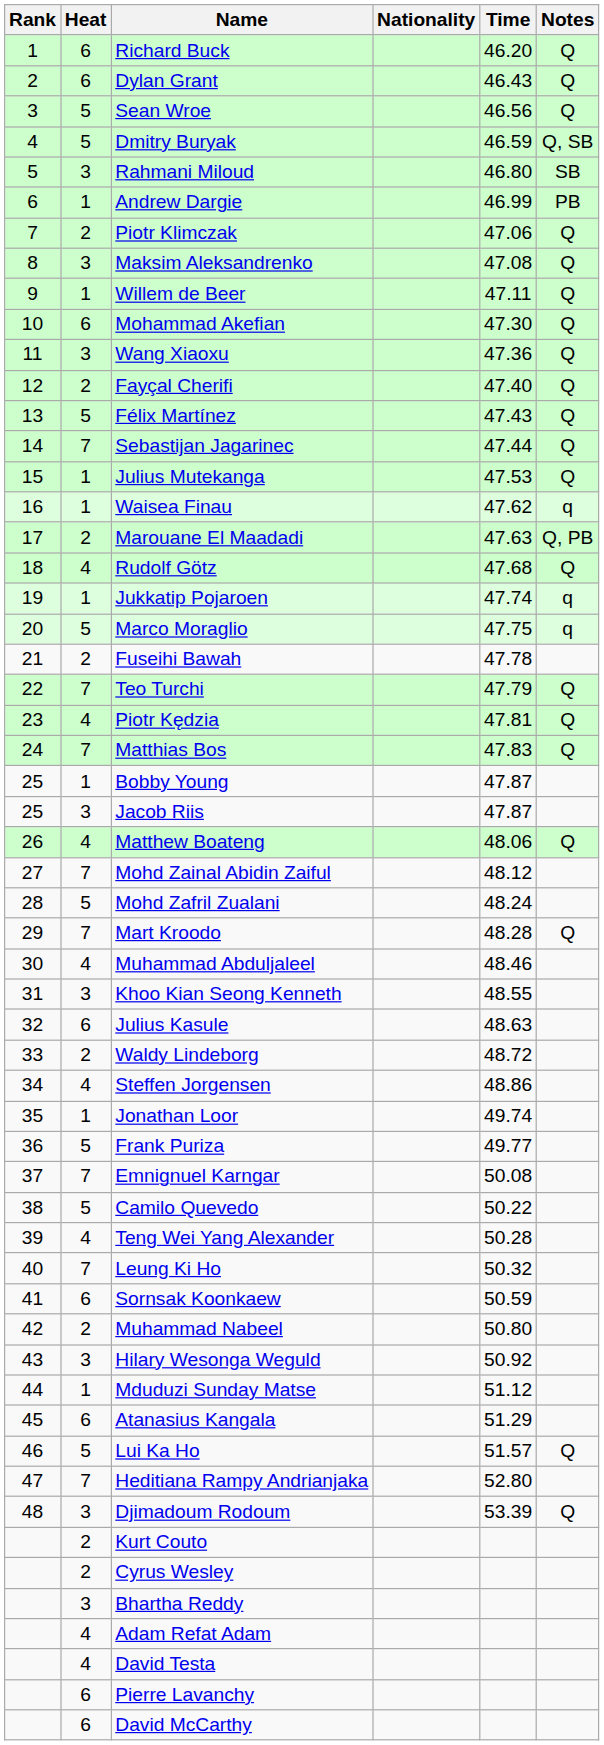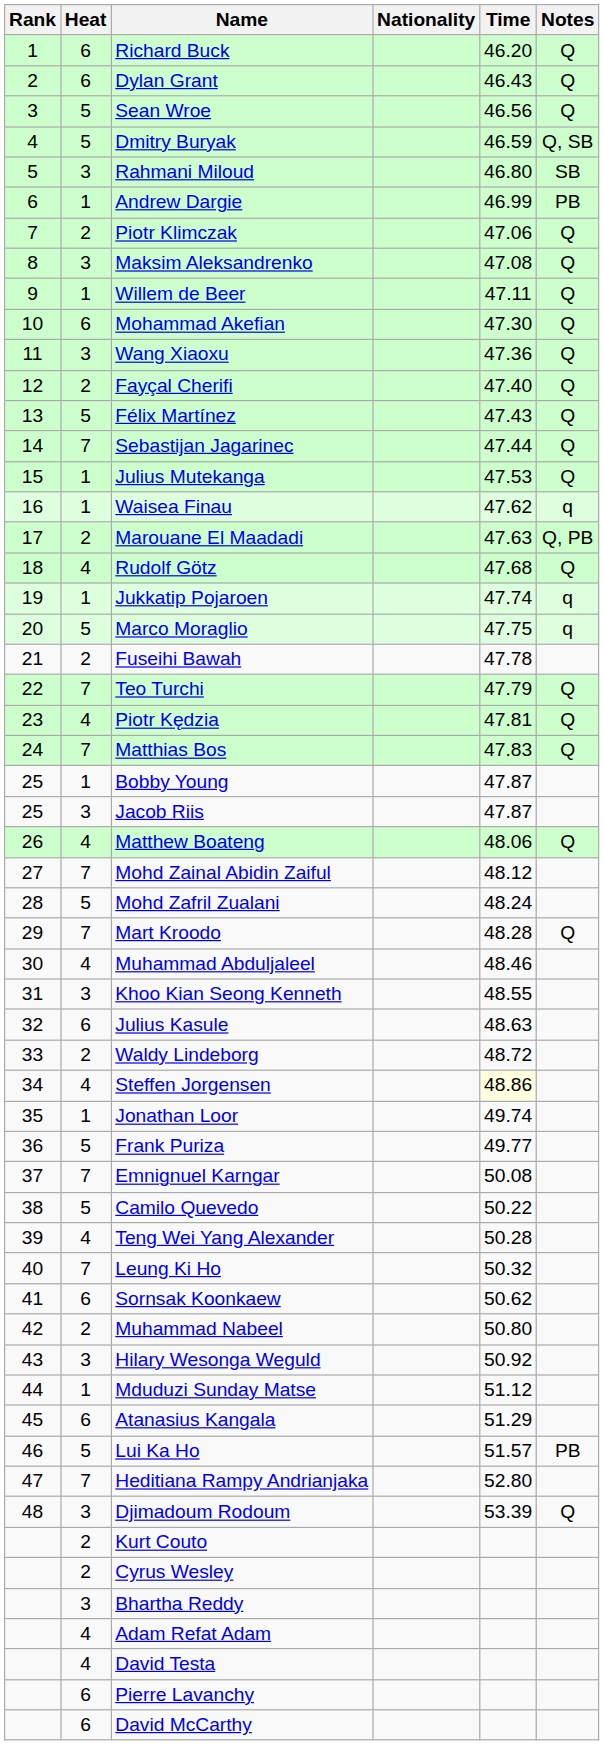(508, 1085) no background -> (508, 1085) lightyellow background
(508, 1298) 50.59 -> (508, 1298) 50.62
(568, 1450) Q -> (568, 1450) PB
